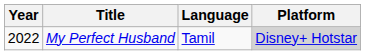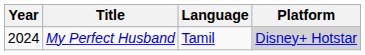(24, 38) 2022 -> (24, 38) 2024
